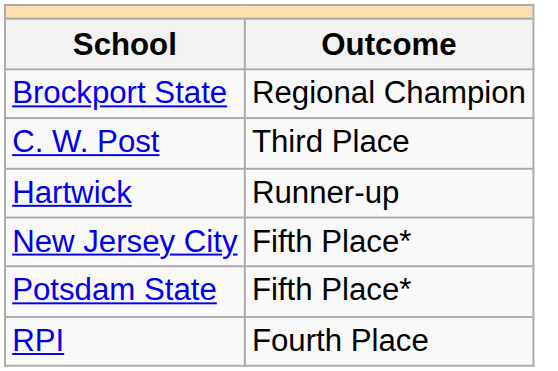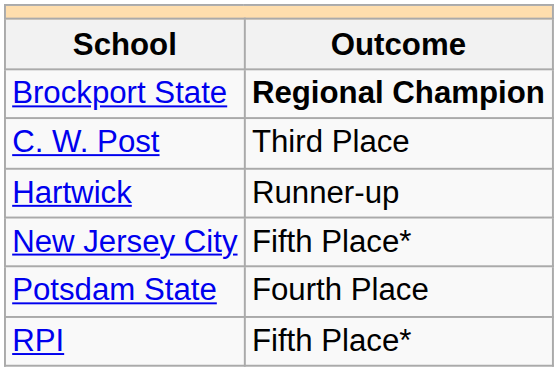(389, 93) normal -> (398, 93) bold
(332, 291) Fifth Place* -> (340, 291) Fourth Place
(340, 340) Fourth Place -> (332, 340) Fifth Place*
